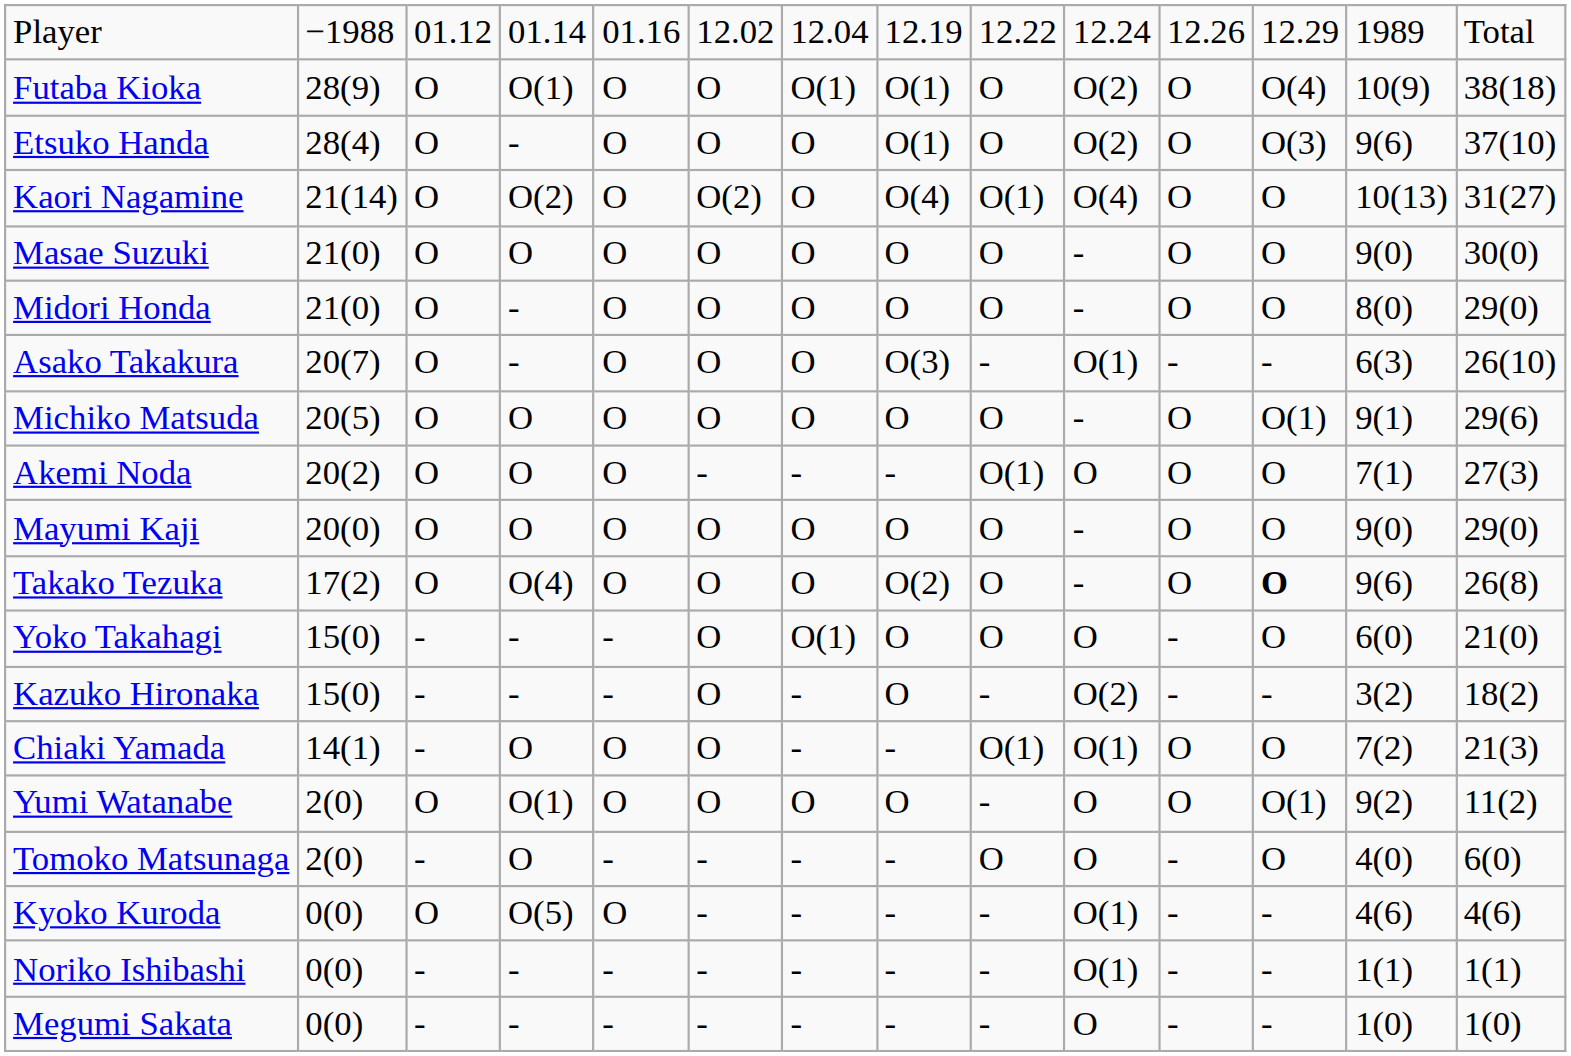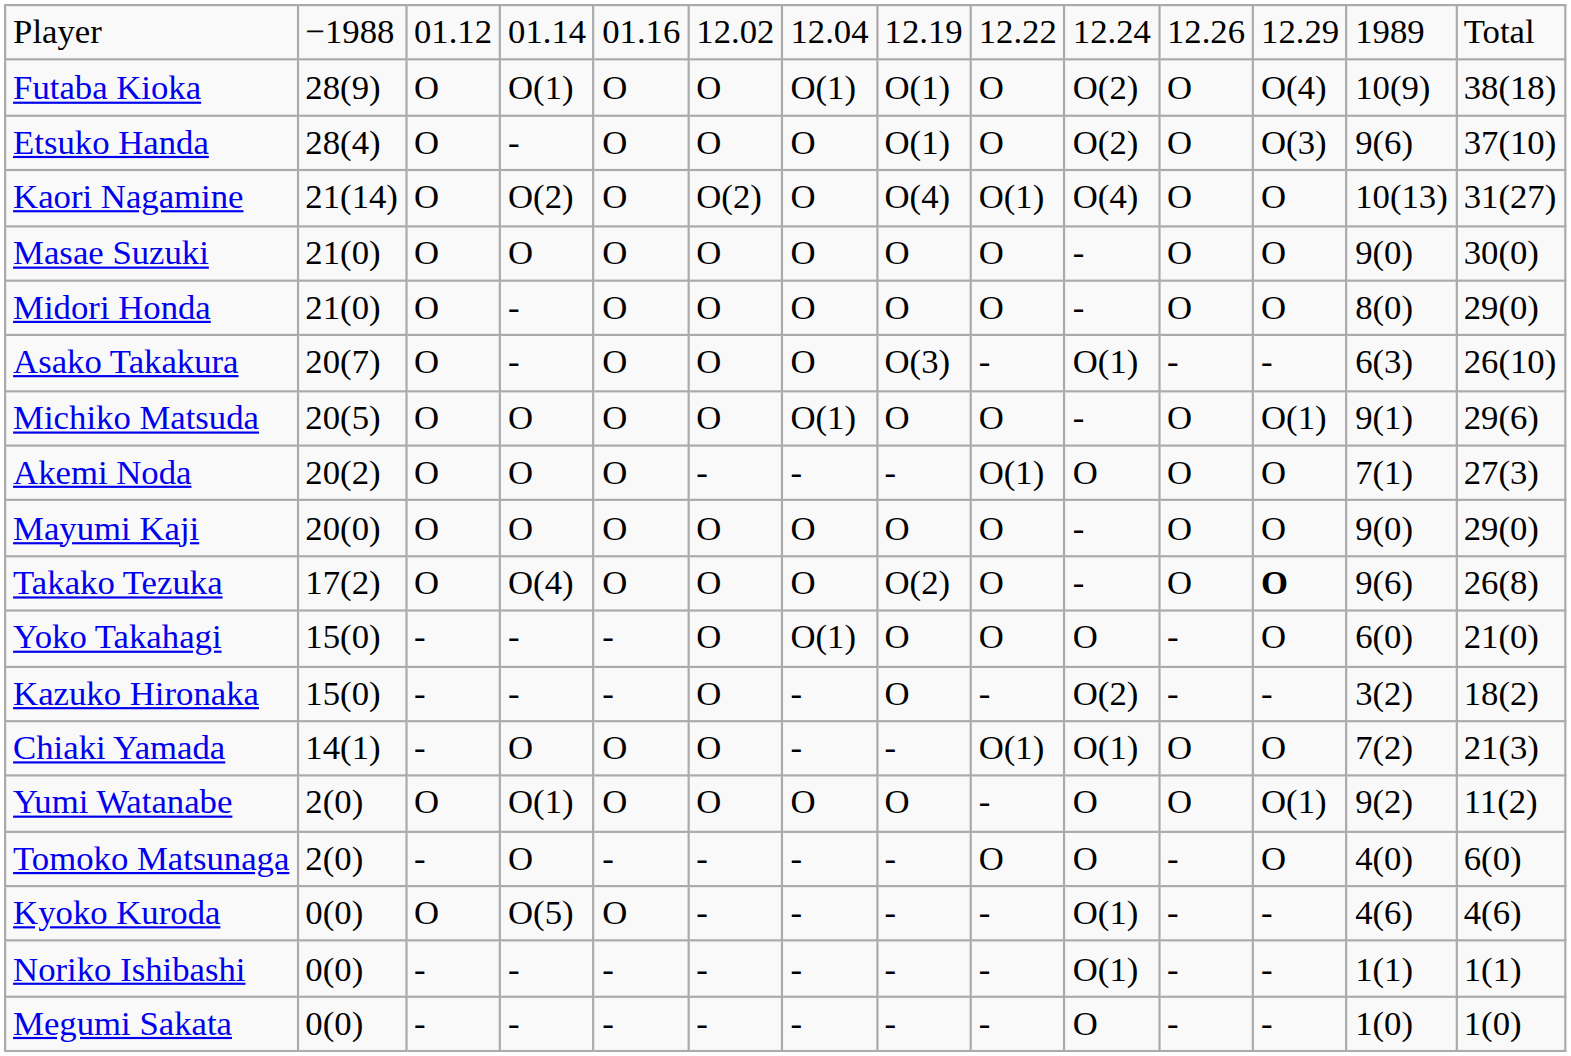(803, 417) O -> (823, 417) O(1)
